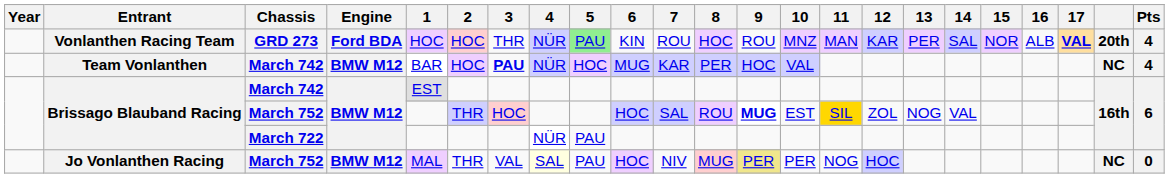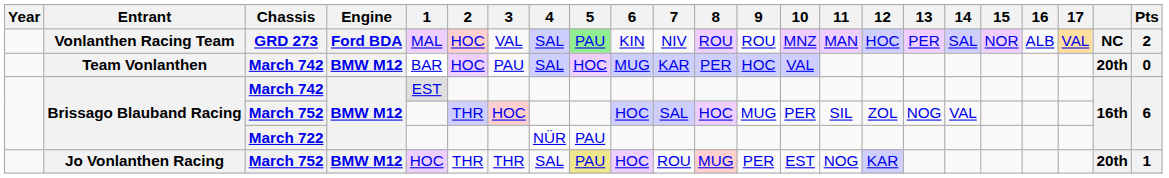(427, 41) HOC -> (427, 41) MAL
(509, 41) THR -> (509, 41) VAL
(549, 41) NÜR -> (549, 41) SAL
(674, 41) ROU -> (674, 41) NIV
(716, 41) HOC -> (716, 41) ROU
(883, 41) KAR -> (883, 41) HOC
(1076, 41) bold -> (1075, 41) normal
(1114, 41) 20th -> (1112, 41) NC
(1149, 41) 4 -> (1147, 41) 2
(509, 65) bold -> (509, 65) normal
(549, 65) NÜR -> (549, 65) SAL
(1114, 65) NC -> (1112, 65) 20th
(1149, 65) 4 -> (1147, 65) 0
(716, 113) ROU -> (716, 113) HOC
(759, 113) bold -> (759, 113) normal
(800, 113) EST -> (800, 113) PER
(841, 113) gold background -> (841, 113) no background
(427, 162) MAL -> (427, 162) HOC
(509, 162) VAL -> (509, 162) THR
(549, 162) lightyellow background -> (549, 162) no background
(590, 162) no background -> (590, 162) khaki background
(674, 162) NIV -> (674, 162) ROU
(759, 162) khaki background -> (759, 162) no background
(800, 162) PER -> (800, 162) EST
(883, 162) HOC -> (883, 162) KAR
(1114, 162) NC -> (1112, 162) 20th
(1149, 162) 0 -> (1147, 162) 1
